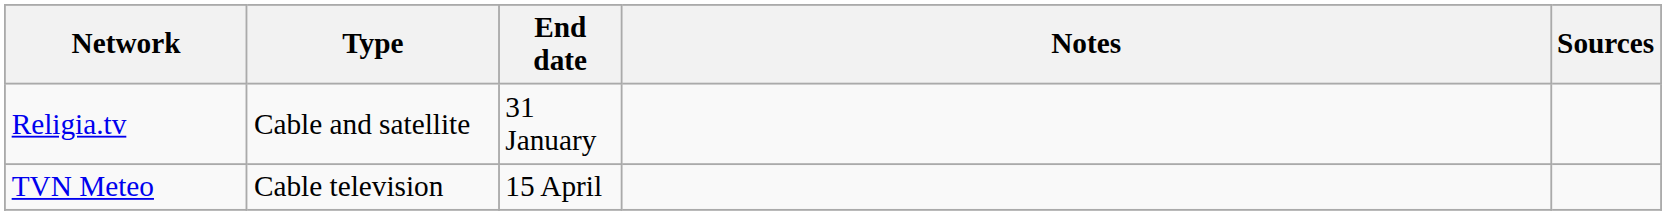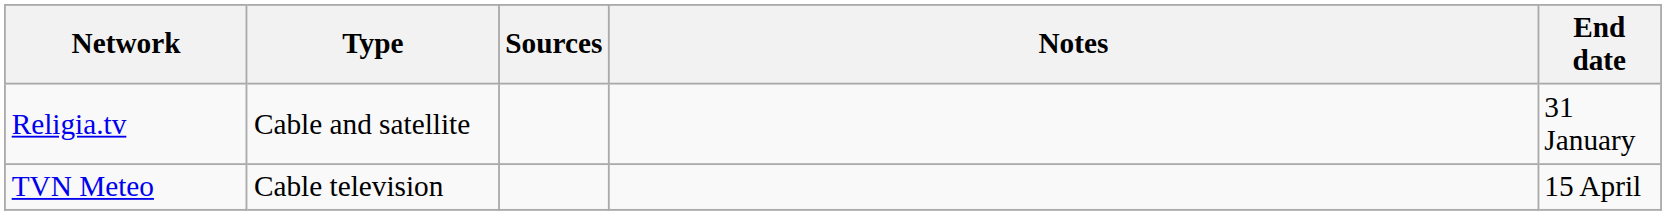columns swapped: (560, 44) <-> (1606, 44)
